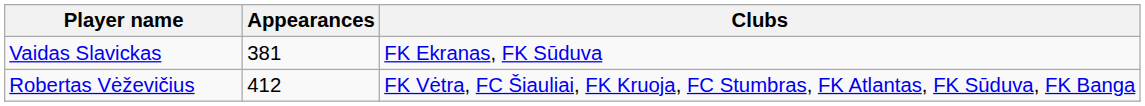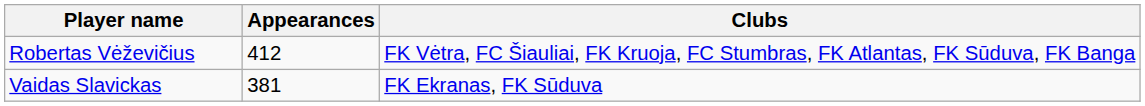rows swapped: (102, 85) <-> (85, 52)
